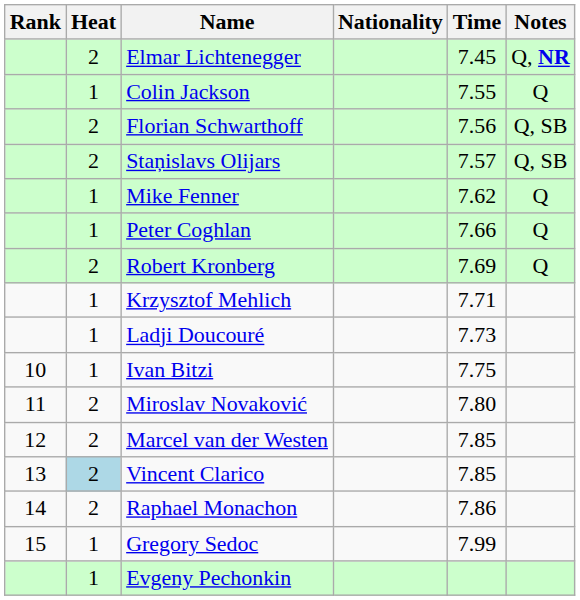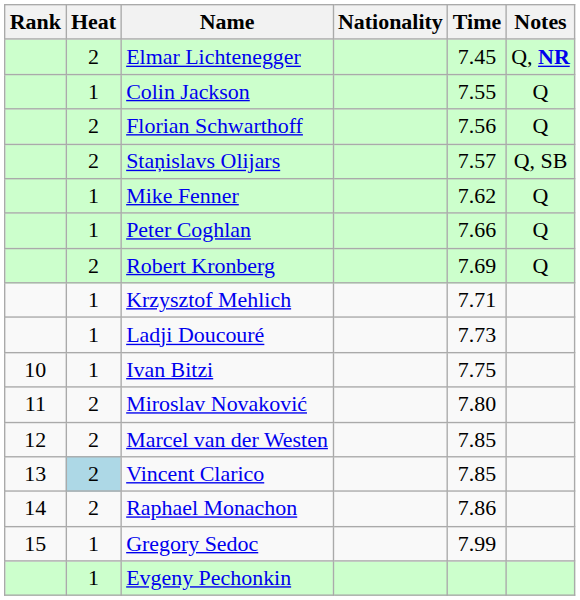(540, 126) Q, SB -> (540, 126) Q
